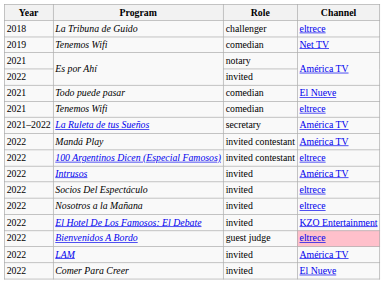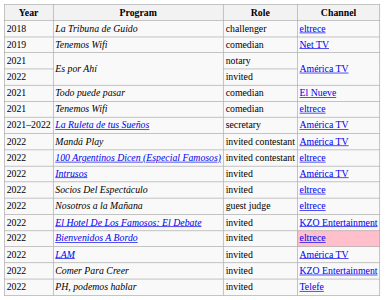(239, 206) invited -> (248, 206) guest judge
(248, 239) guest judge -> (239, 239) invited
(318, 271) El Nueve -> (339, 271) KZO Entertainment
+ row: (16, 287)
